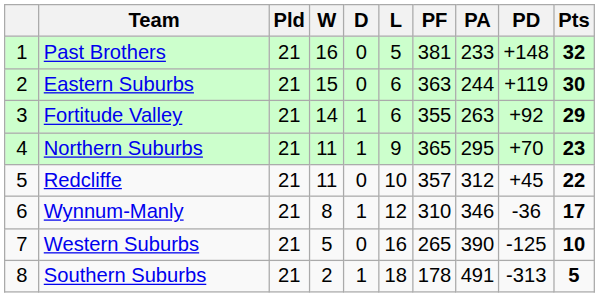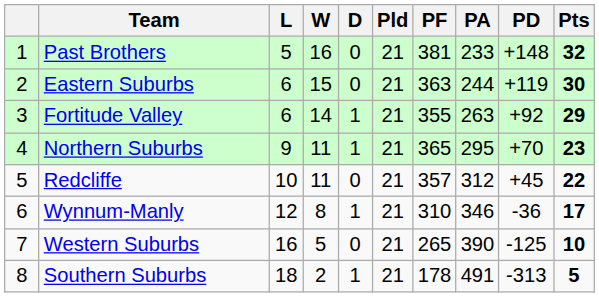columns swapped: (289, 20) <-> (396, 20)
